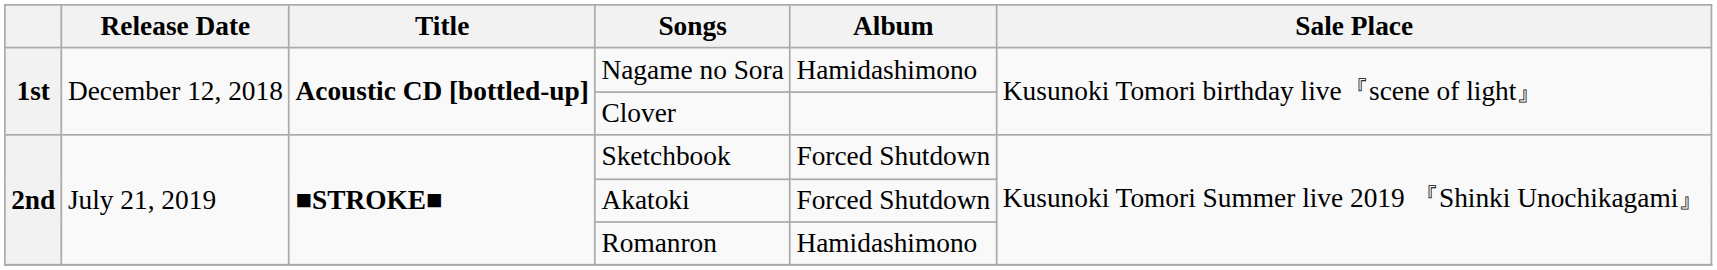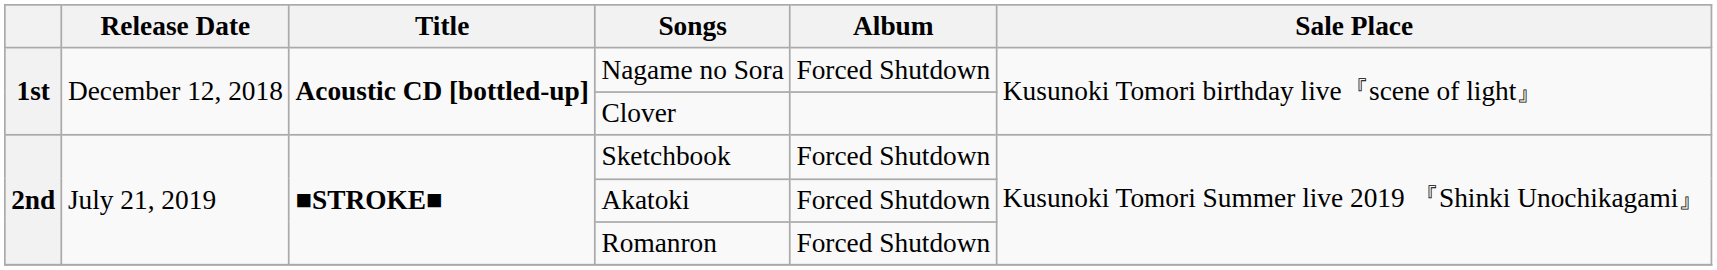(887, 69) Hamidashimono -> (893, 69) Forced Shutdown
(887, 243) Hamidashimono -> (893, 243) Forced Shutdown
